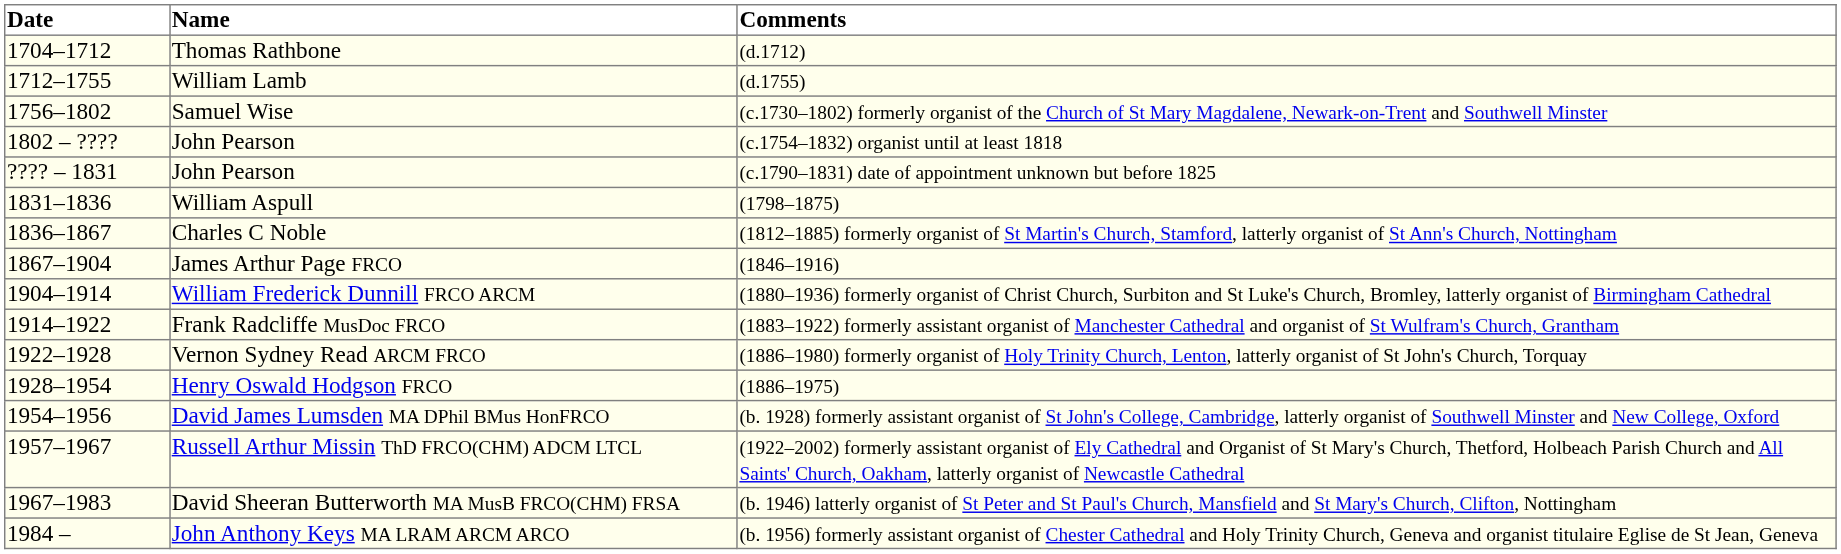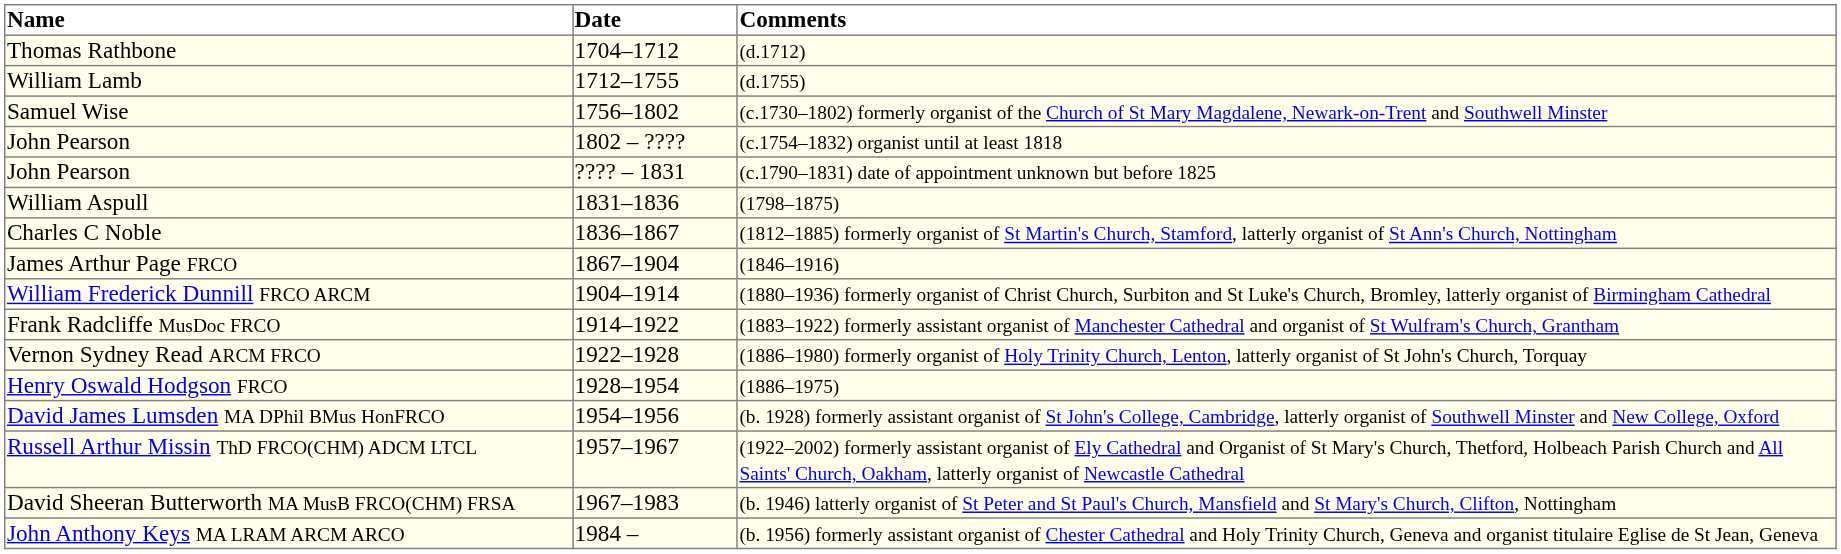columns swapped: (30, 19) <-> (201, 19)
